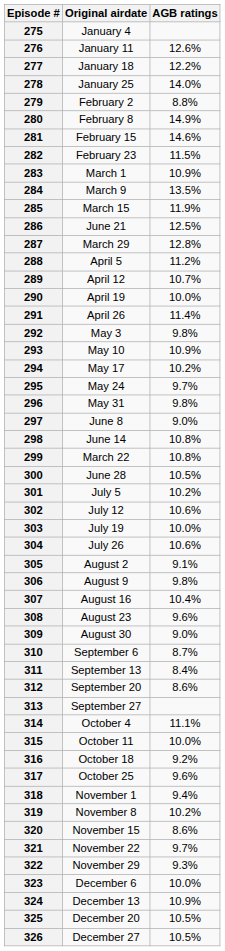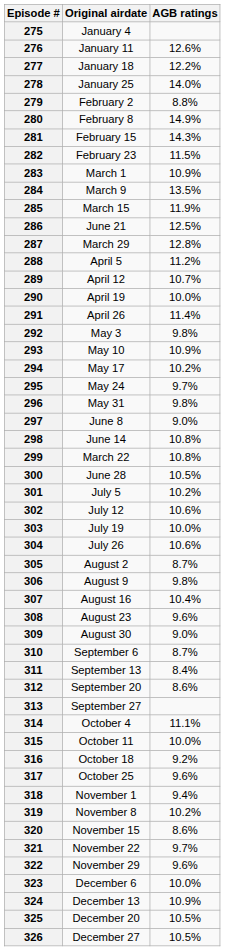(185, 137) 14.6% -> (185, 137) 14.3%
(185, 564) 9.1% -> (185, 564) 8.7%
(185, 865) 9.3% -> (185, 865) 9.6%
